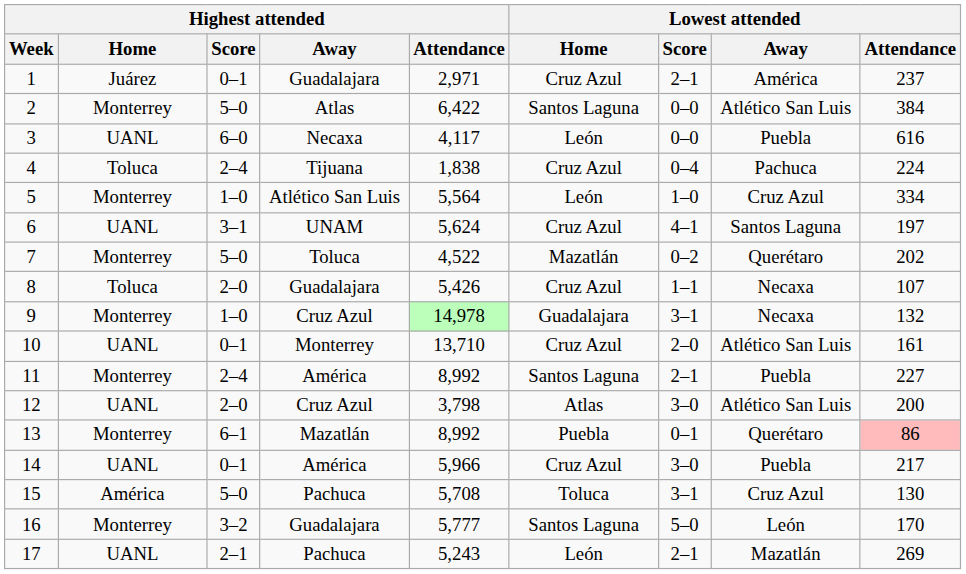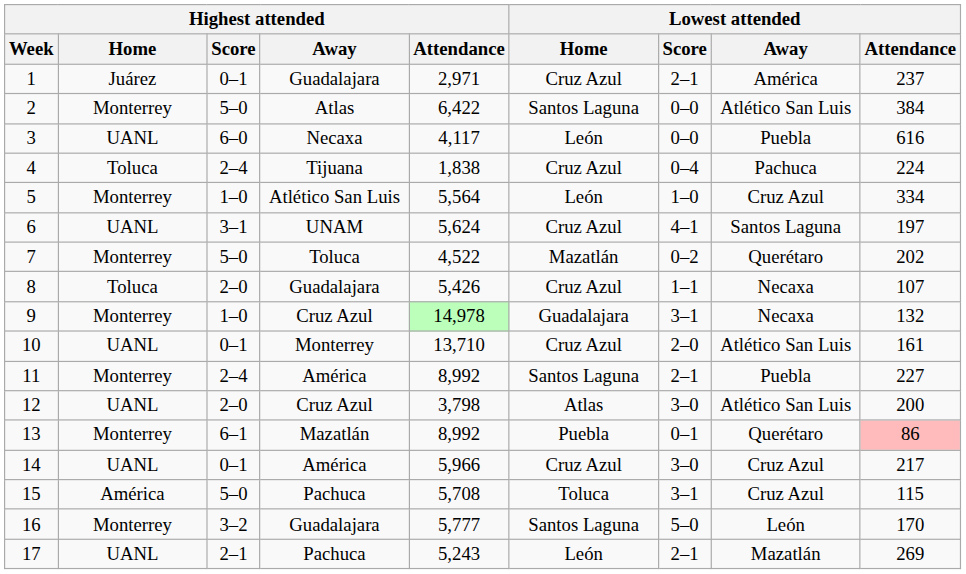(786, 464) Puebla -> (786, 464) Cruz Azul
(910, 494) 130 -> (910, 494) 115
